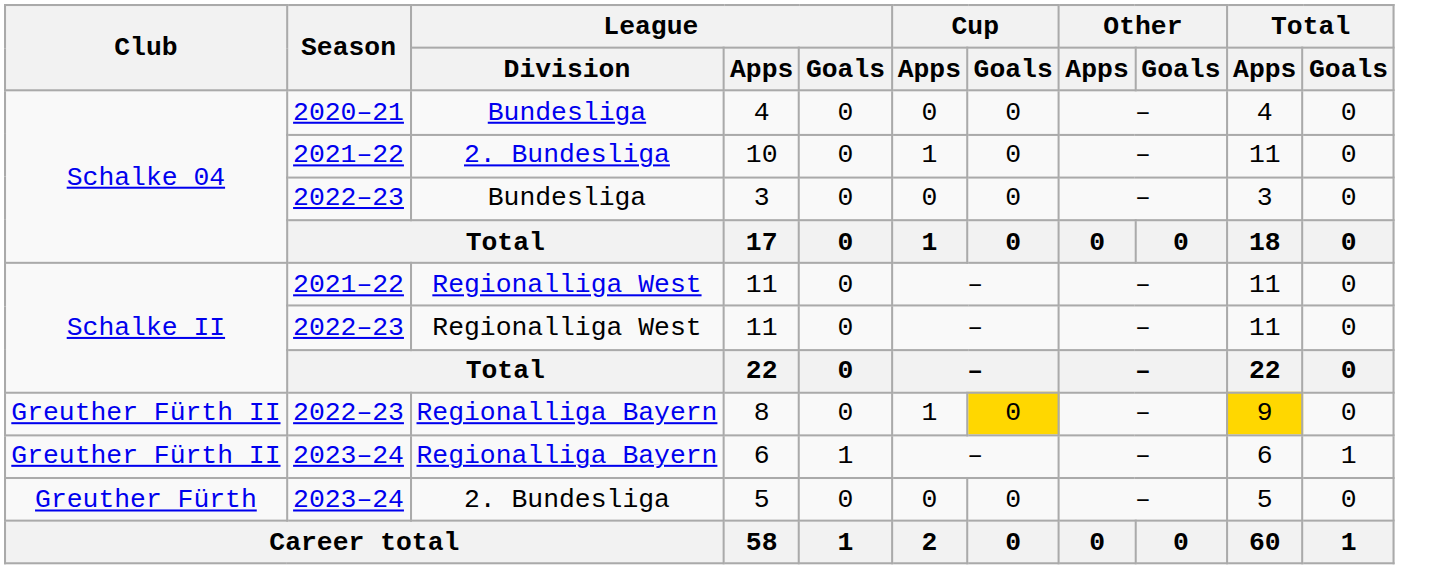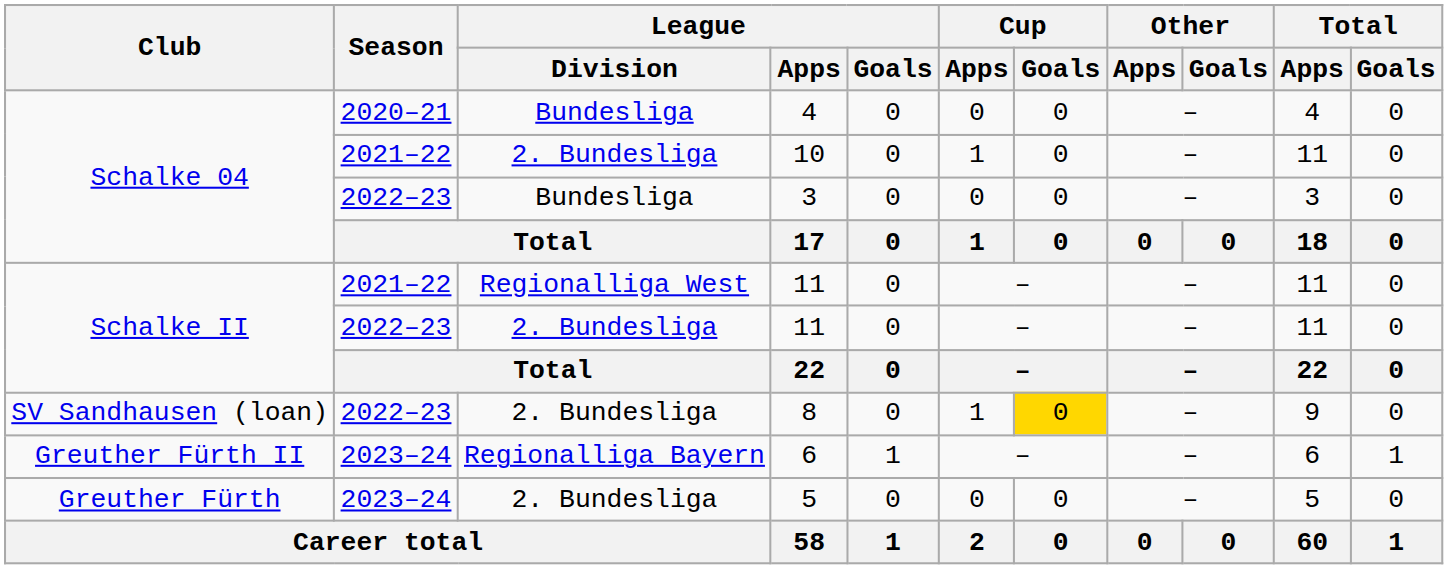(567, 328) Regionalliga West -> (614, 328) 2. Bundesliga
(146, 414) Greuther Fürth II -> (170, 414) SV Sandhausen (loan)
(567, 414) Regionalliga Bayern -> (614, 414) 2. Bundesliga
(1265, 414) gold background -> (1312, 414) no background
